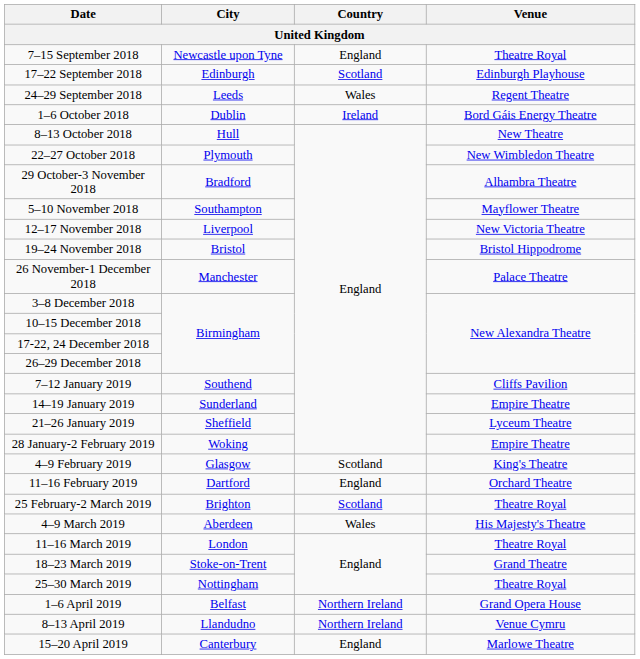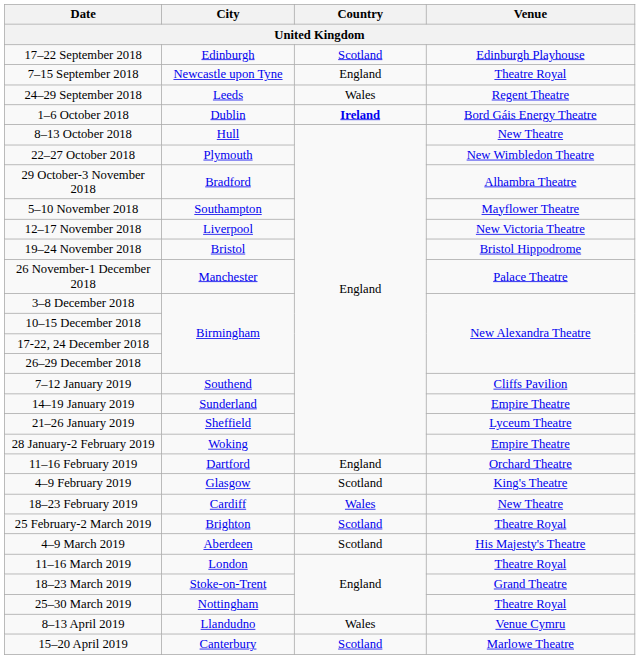rows swapped: (83, 54) <-> (83, 74)
(360, 114) normal -> (360, 114) bold
rows swapped: (83, 463) <-> (83, 483)
+ row: (83, 504)
(360, 524) Wales -> (360, 544) Scotland
- row: (83, 604)
(360, 624) Northern Ireland -> (360, 624) Wales
(360, 644) England -> (360, 644) Scotland
